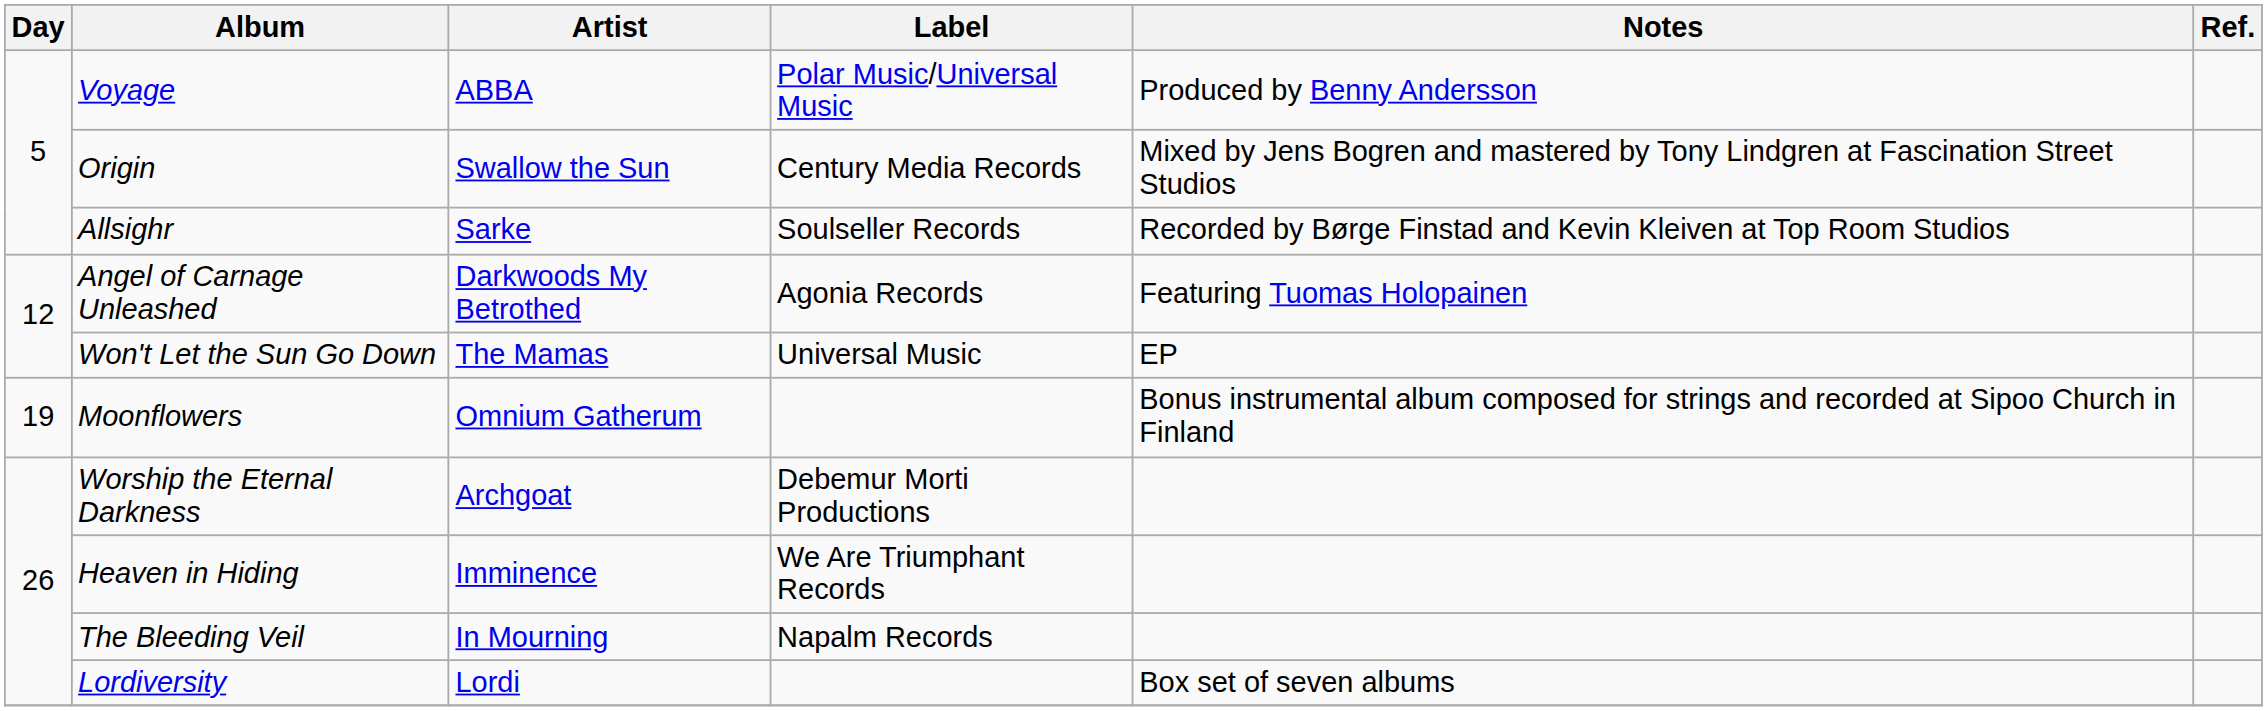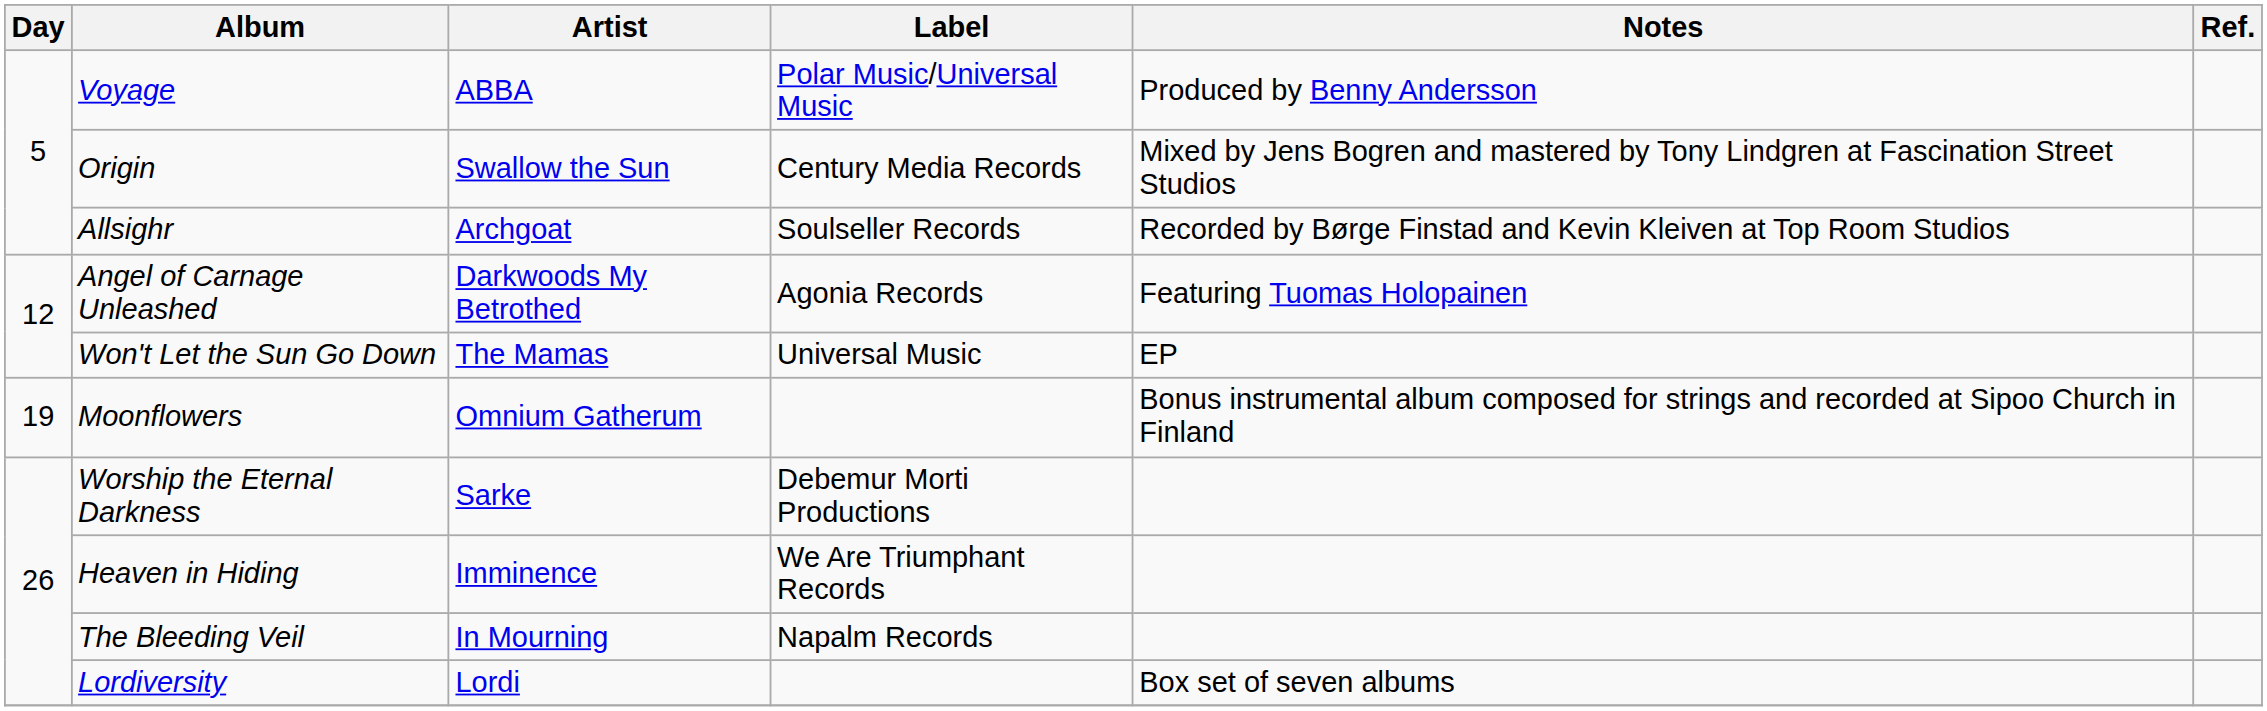(493, 230) Sarke -> (513, 230) Archgoat
(513, 495) Archgoat -> (493, 495) Sarke
